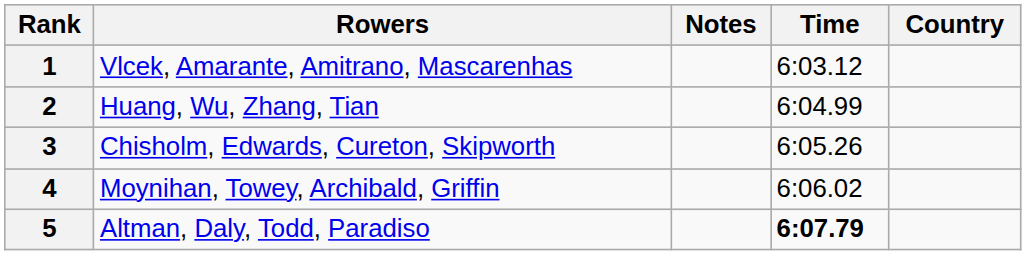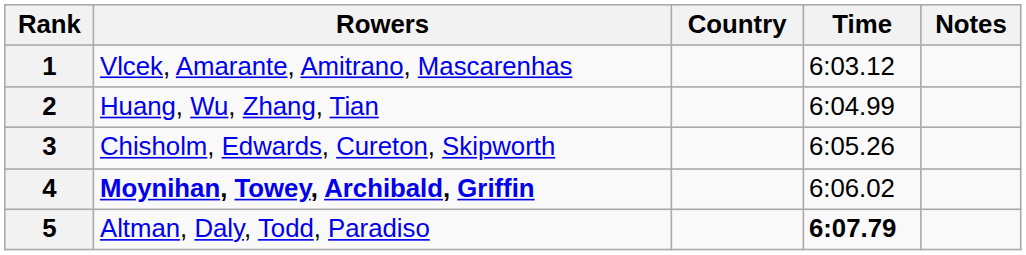columns swapped: (955, 24) <-> (721, 24)
(300, 188) normal -> (317, 188) bold
